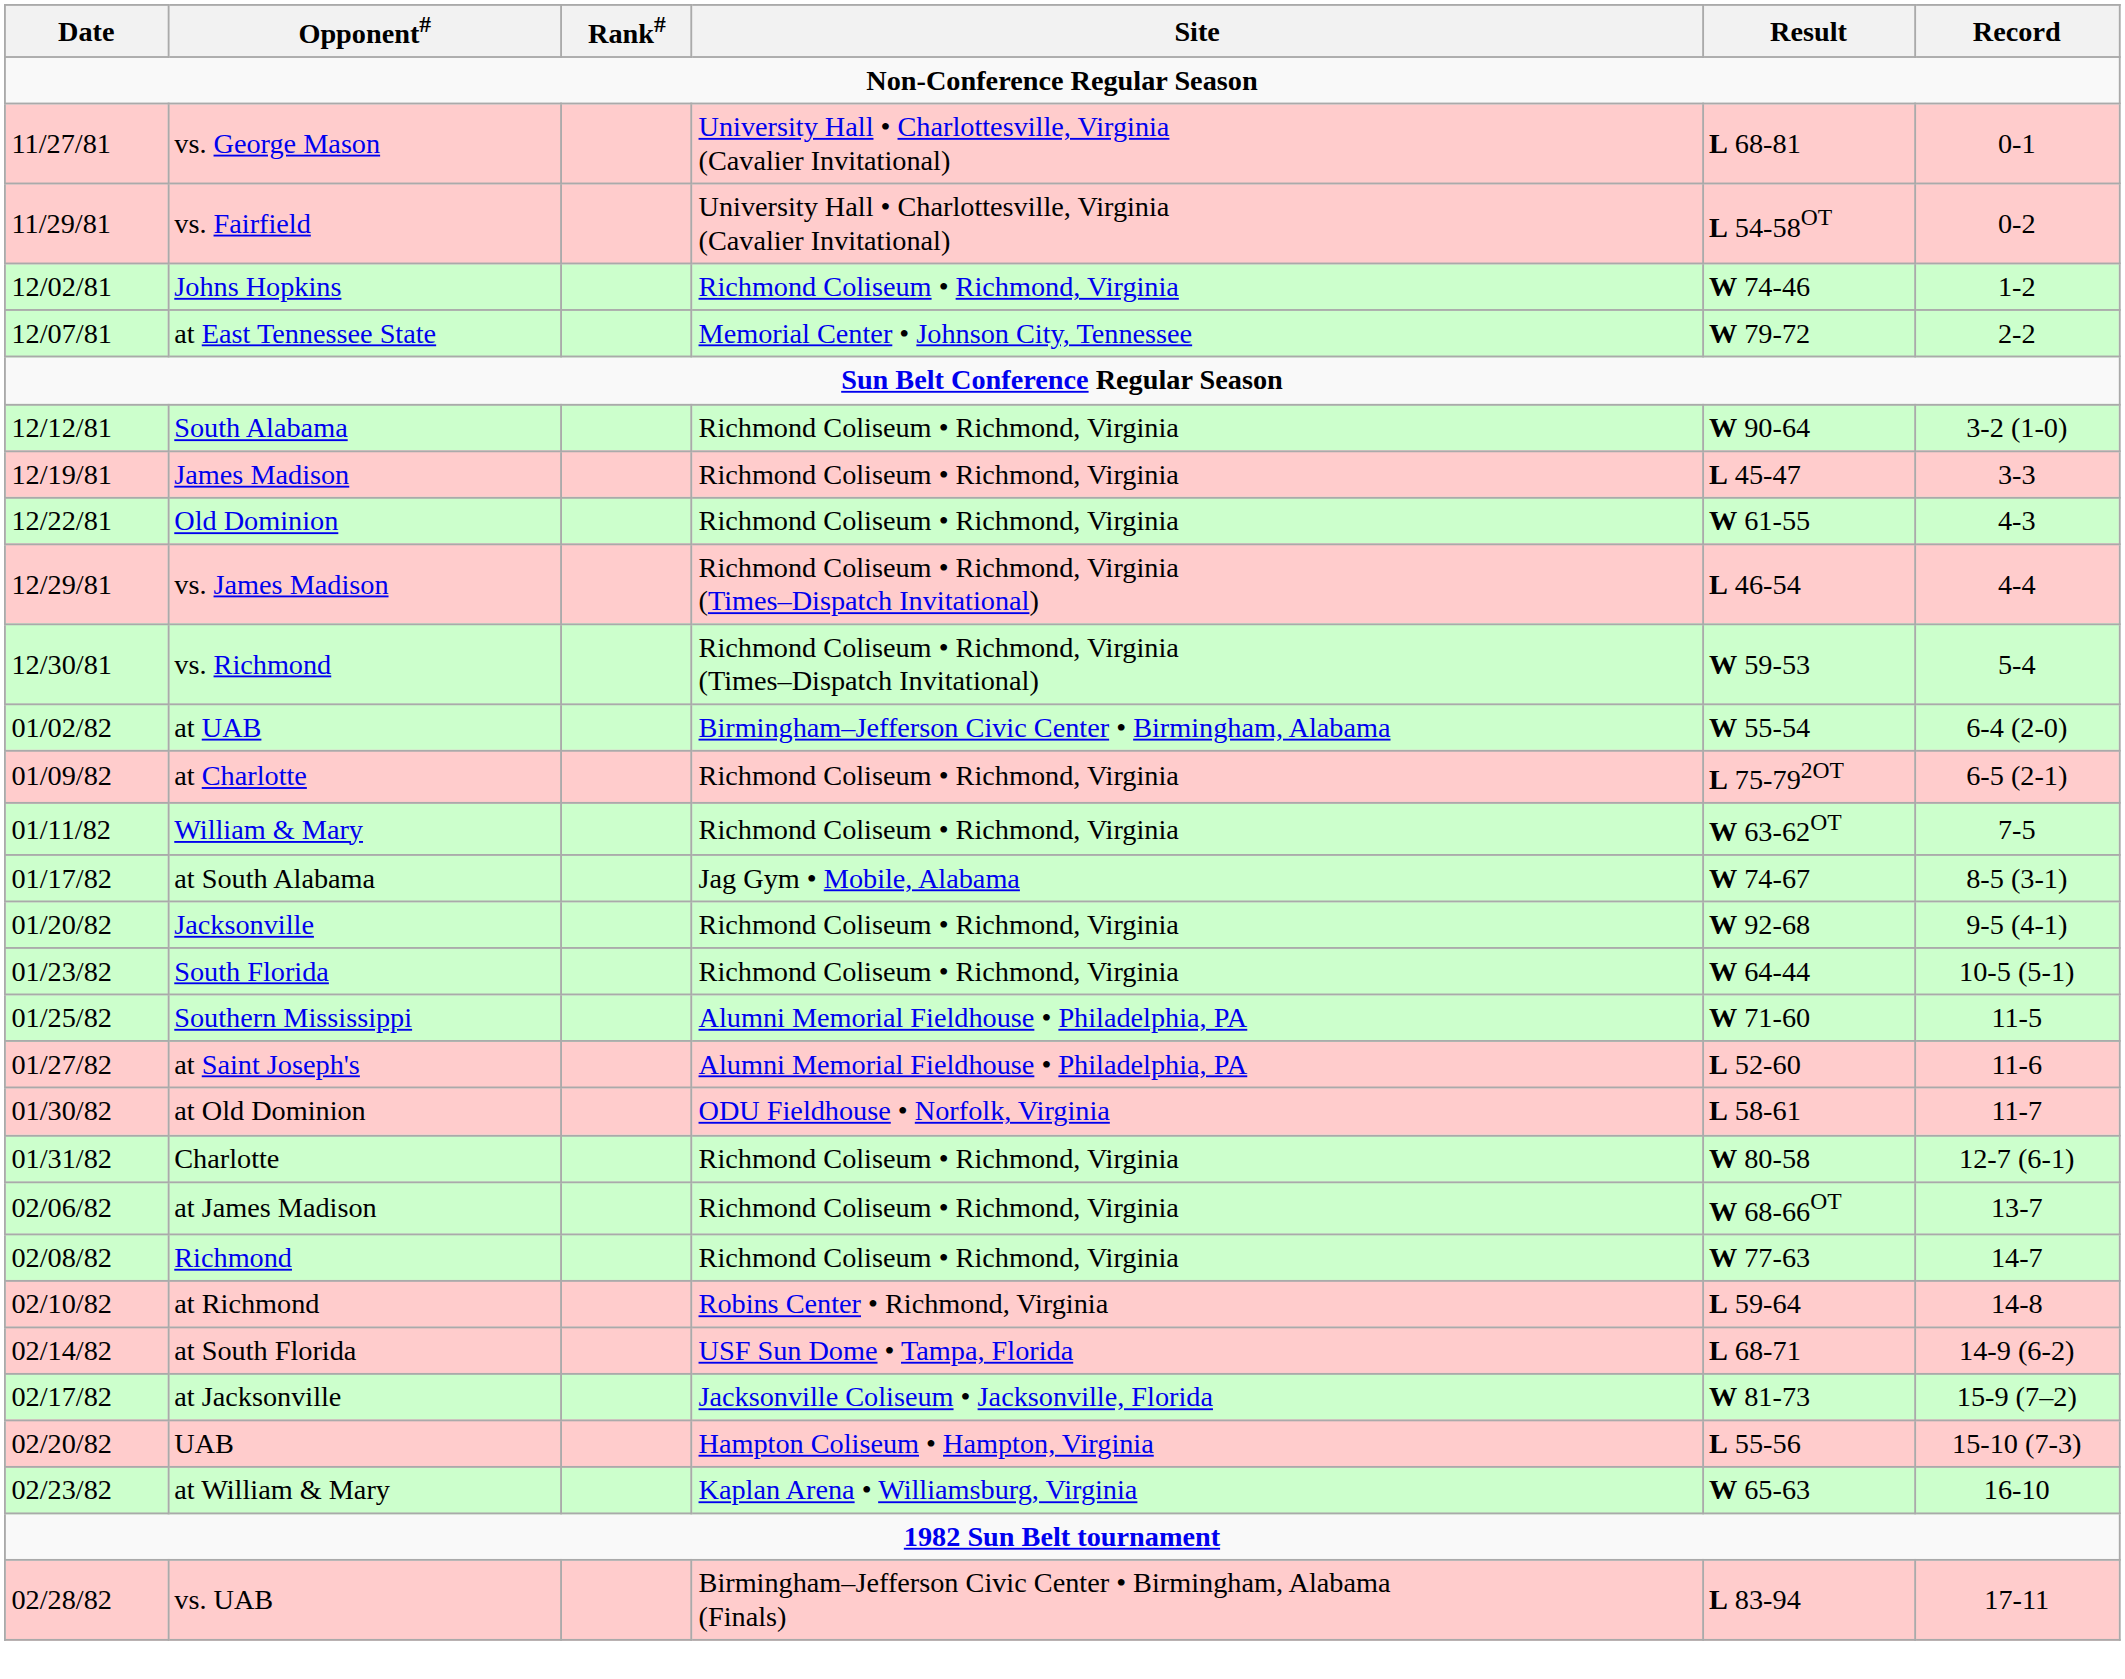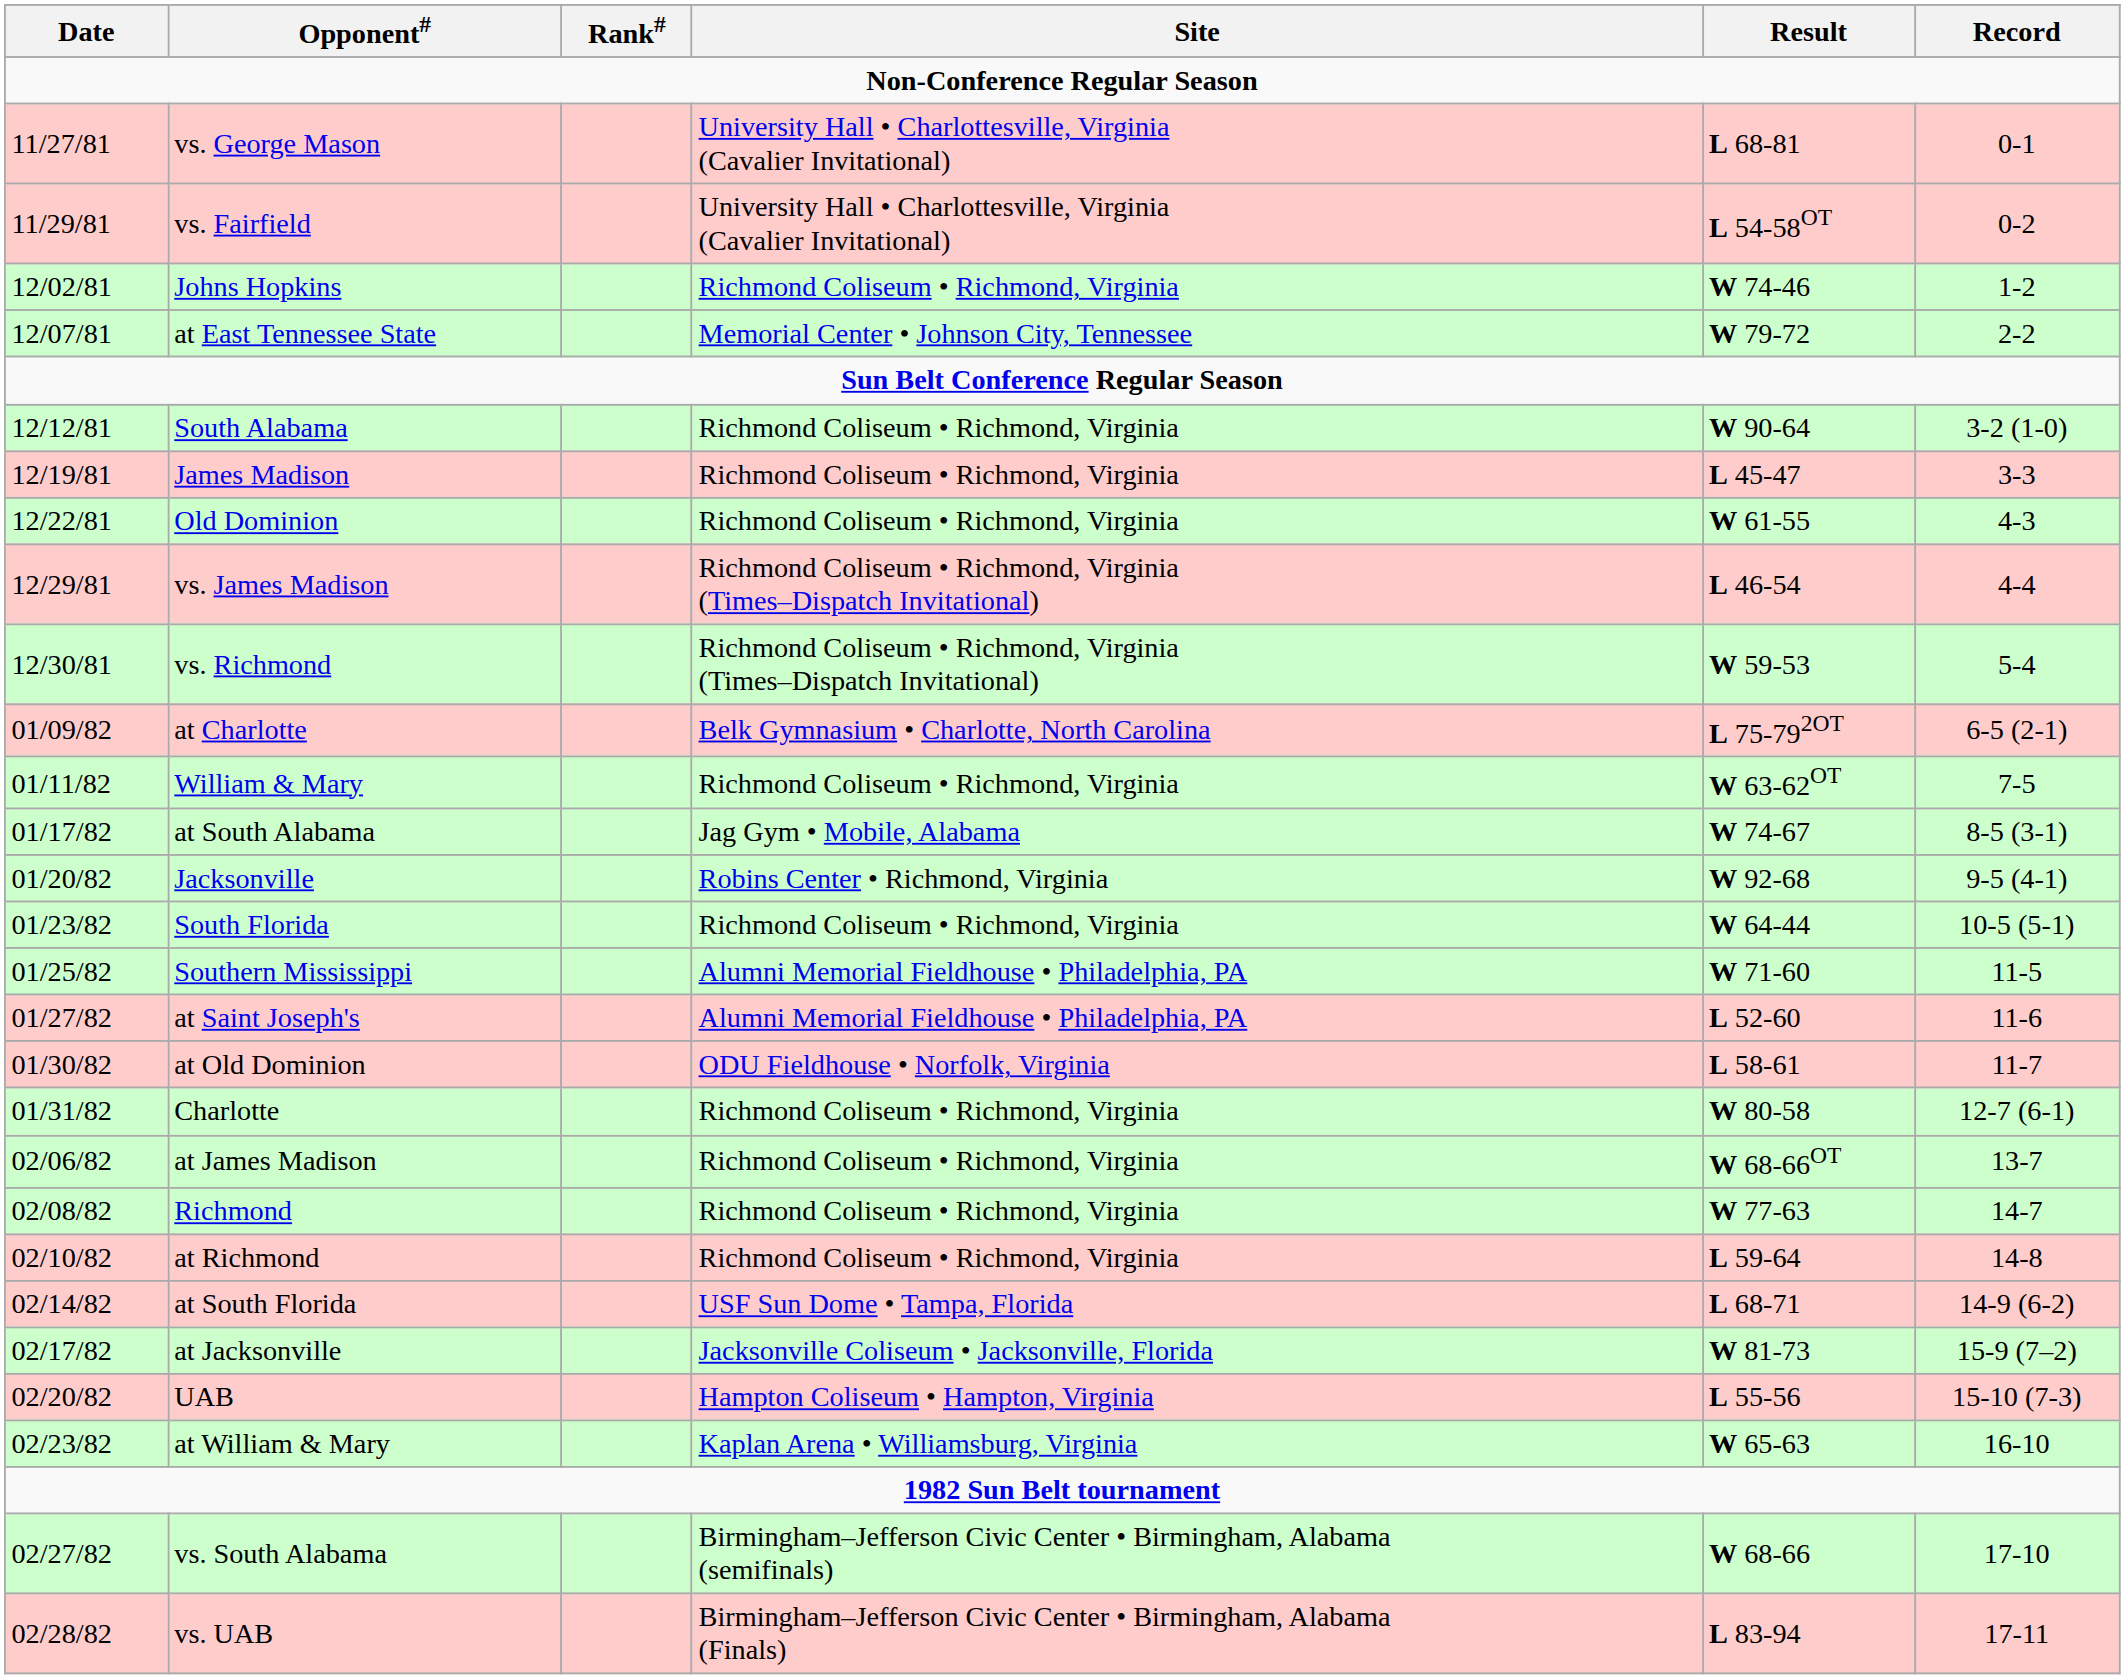- row: (218, 727)
(939, 776) Richmond Coliseum • Richmond, Virginia -> (955, 729) Belk Gymnasium • Charlotte, North Carolina
(939, 924) Richmond Coliseum • Richmond, Virginia -> (903, 878) Robins Center • Richmond, Virginia
(903, 1303) Robins Center • Richmond, Virginia -> (939, 1256) Richmond Coliseum • Richmond, Virginia
+ row: (281, 1553)
